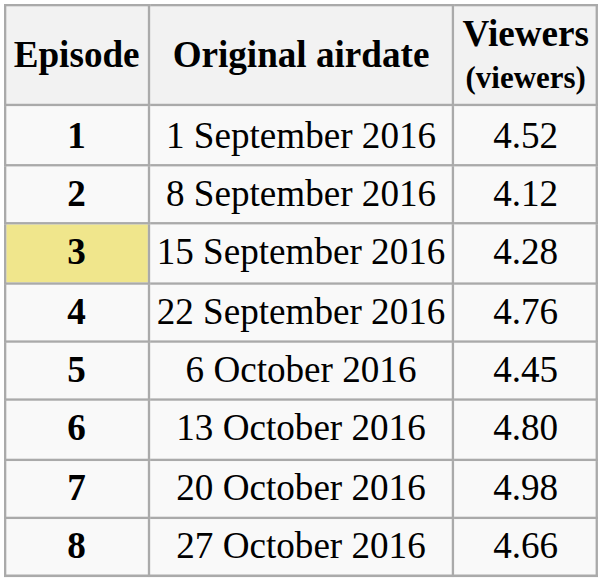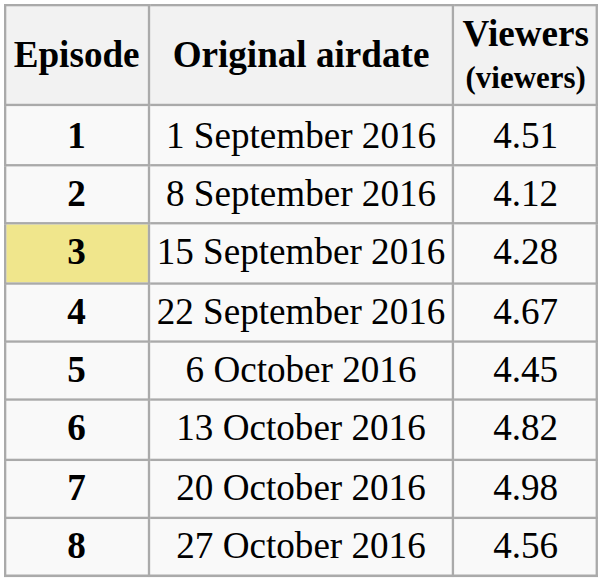(526, 134) 4.52 -> (526, 134) 4.51
(526, 311) 4.76 -> (526, 311) 4.67
(526, 428) 4.80 -> (526, 428) 4.82
(526, 546) 4.66 -> (526, 546) 4.56
